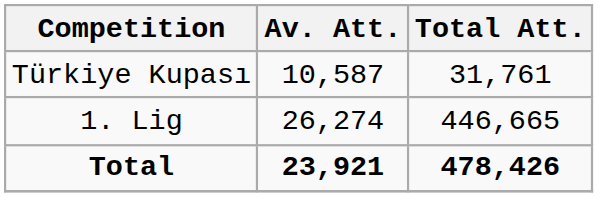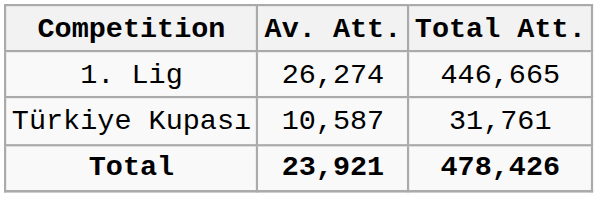rows swapped: (131, 121) <-> (131, 75)
